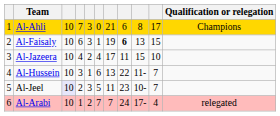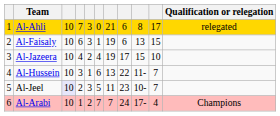(219, 27) Champions -> (219, 27) relegated
(124, 42) bold -> (124, 42) normal
(110, 57) 17 -> (110, 57) 19
(124, 57) 11 -> (124, 57) 17
(219, 103) relegated -> (219, 103) Champions
